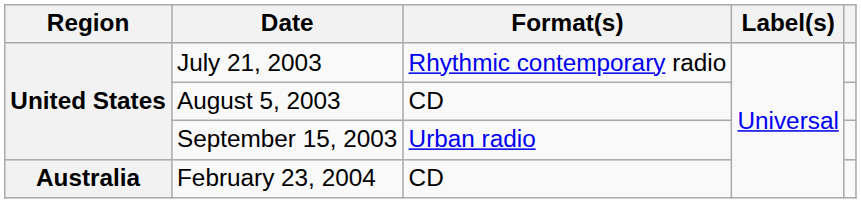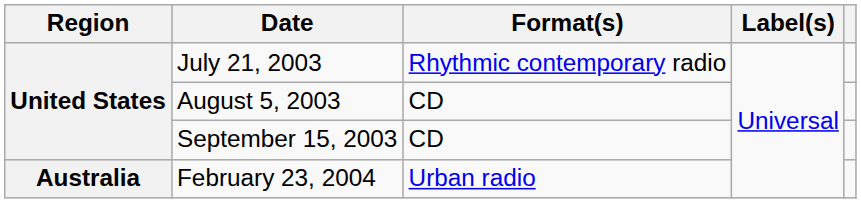(472, 139) Urban radio -> (426, 139) CD
(426, 178) CD -> (472, 178) Urban radio
